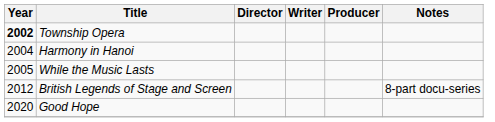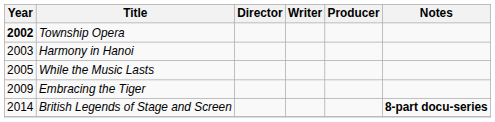(20, 51) 2004 -> (20, 51) 2003
+ row: (92, 88)
(20, 88) 2012 -> (20, 107) 2014
(433, 88) normal -> (436, 107) bold
- row: (69, 107)
